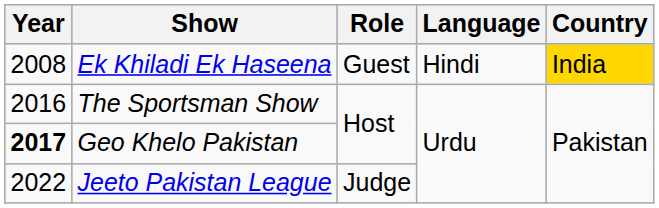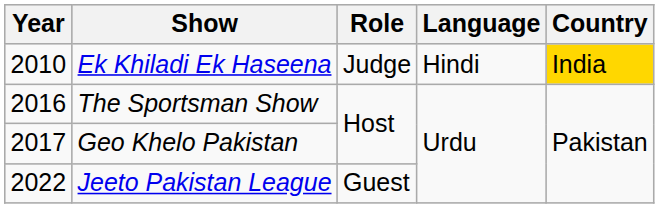(38, 63) 2008 -> (38, 63) 2010
(376, 63) Guest -> (377, 63) Judge
(38, 143) bold -> (38, 143) normal
(377, 182) Judge -> (376, 182) Guest
